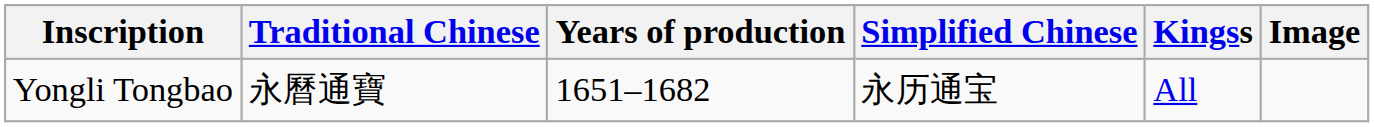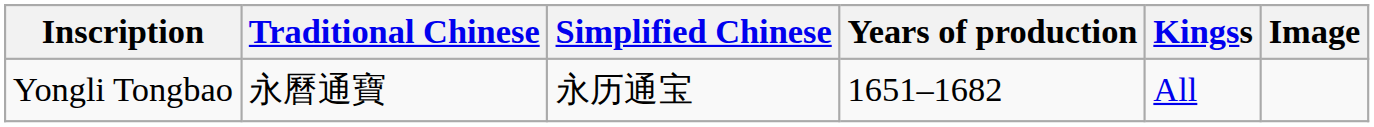columns swapped: (999, 31) <-> (700, 31)
